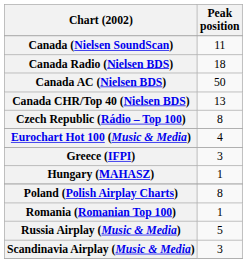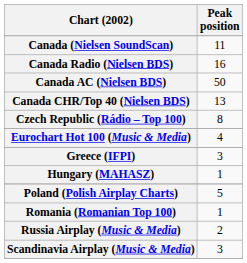(220, 63) 18 -> (220, 63) 16
(220, 193) 8 -> (220, 193) 5
(220, 230) 5 -> (220, 230) 2
